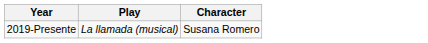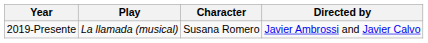+ column: (342, 12)
